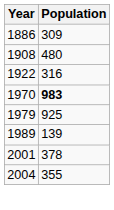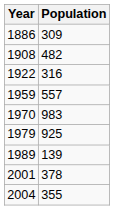(52, 54) 480 -> (52, 54) 482
+ row: (21, 94)
(52, 94) bold -> (52, 114) normal
